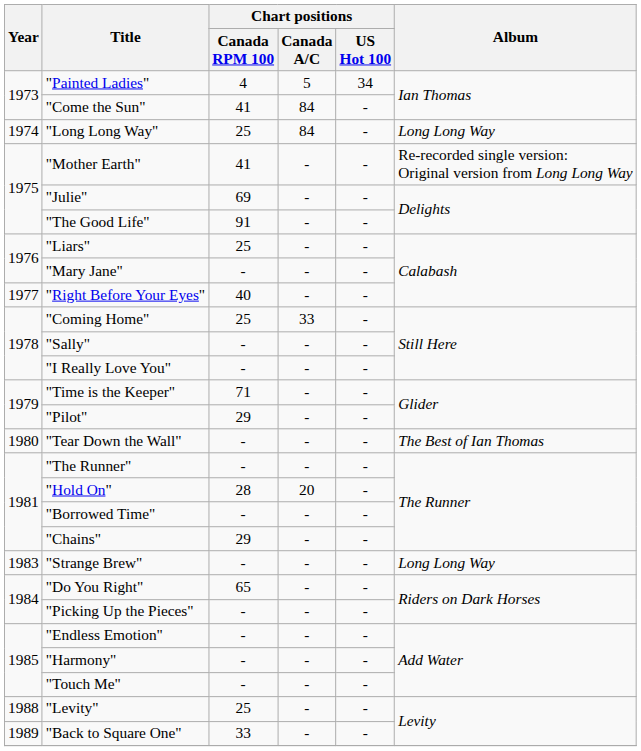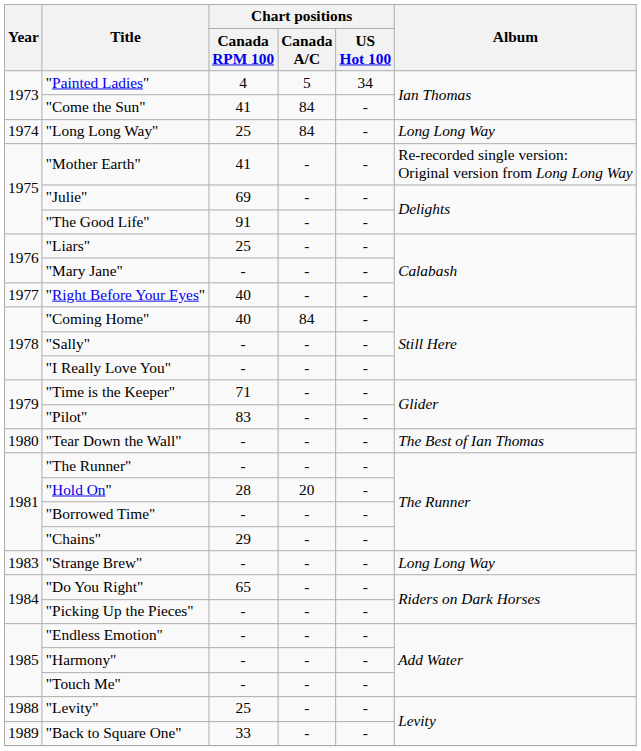(243, 319) 25 -> (243, 319) 40
(307, 319) 33 -> (307, 319) 84
(243, 416) 29 -> (243, 416) 83
